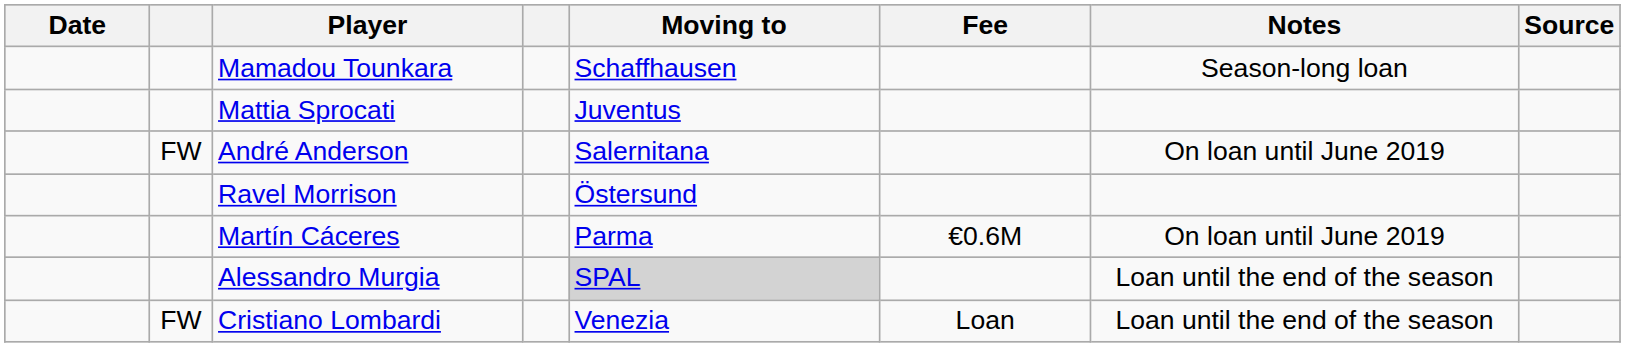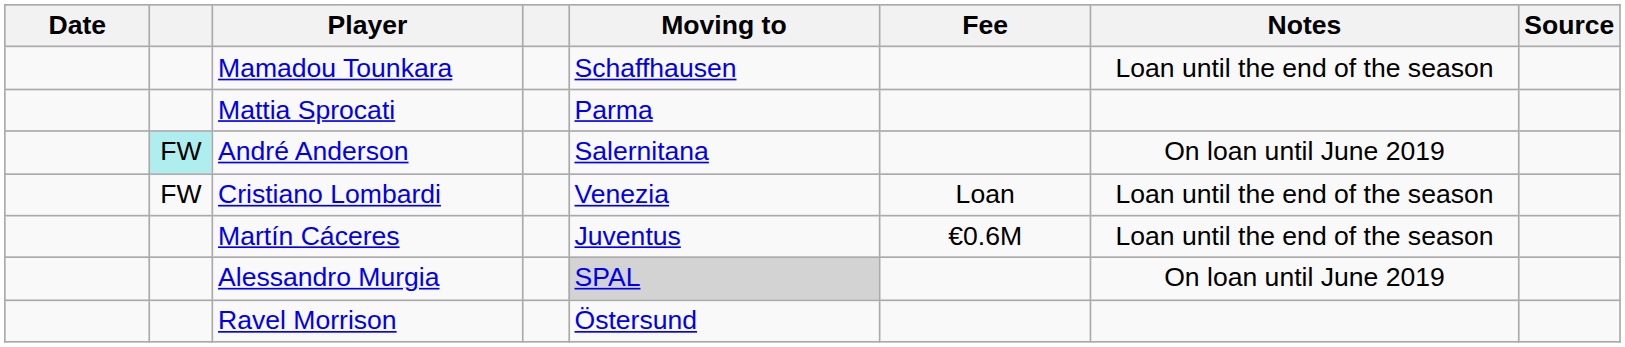(1304, 67) Season-long loan -> (1304, 67) Loan until the end of the season
(628, 109) Juventus -> (614, 109) Parma
(181, 151) no background -> (181, 151) paleturquoise background
rows swapped: (329, 320) <-> (307, 194)
(614, 236) Parma -> (628, 236) Juventus
(1304, 236) On loan until June 2019 -> (1304, 236) Loan until the end of the season
(1304, 278) Loan until the end of the season -> (1304, 278) On loan until June 2019
